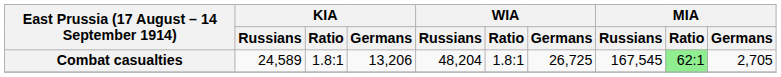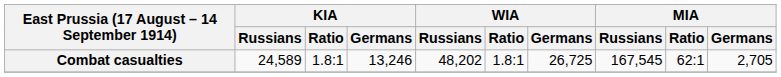(390, 60) 13,206 -> (390, 60) 13,246
(460, 60) 48,204 -> (460, 60) 48,202
(691, 60) lightgreen background -> (691, 60) no background
